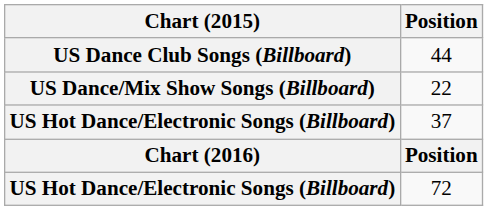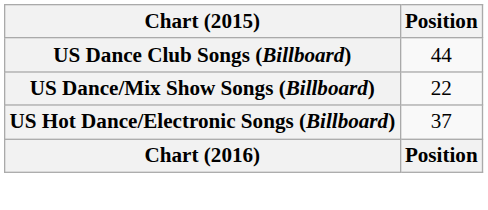- row: (441, 188)
